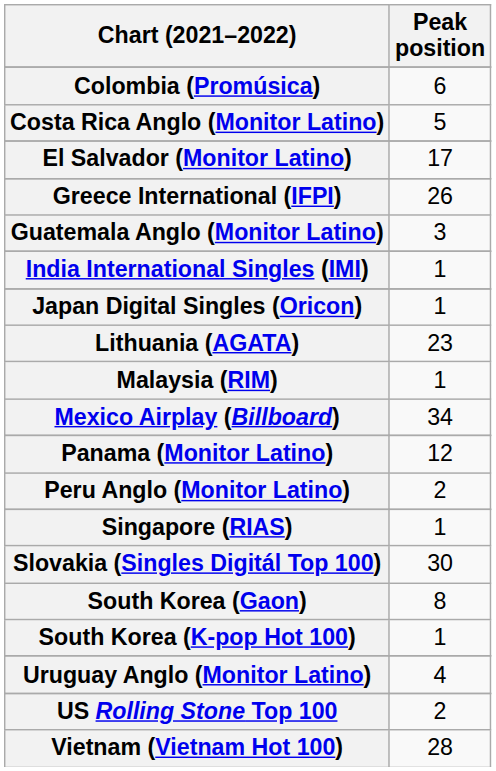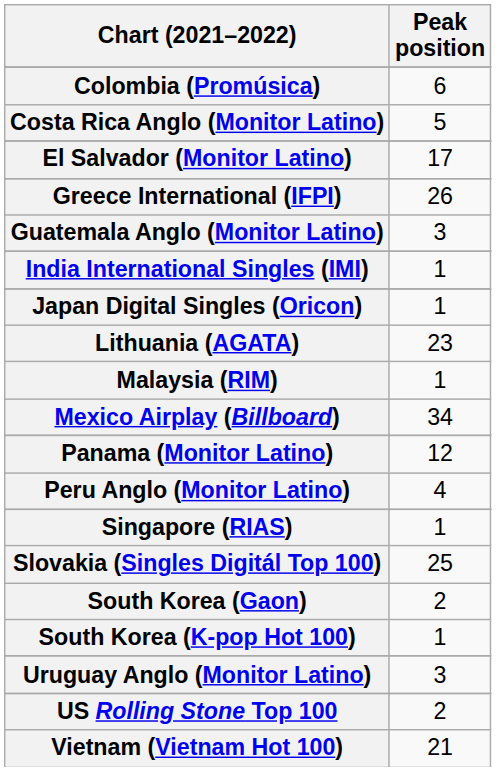(440, 490) 2 -> (440, 490) 4
(440, 564) 30 -> (440, 564) 25
(440, 600) 8 -> (440, 600) 2
(440, 674) 4 -> (440, 674) 3
(440, 748) 28 -> (440, 748) 21
